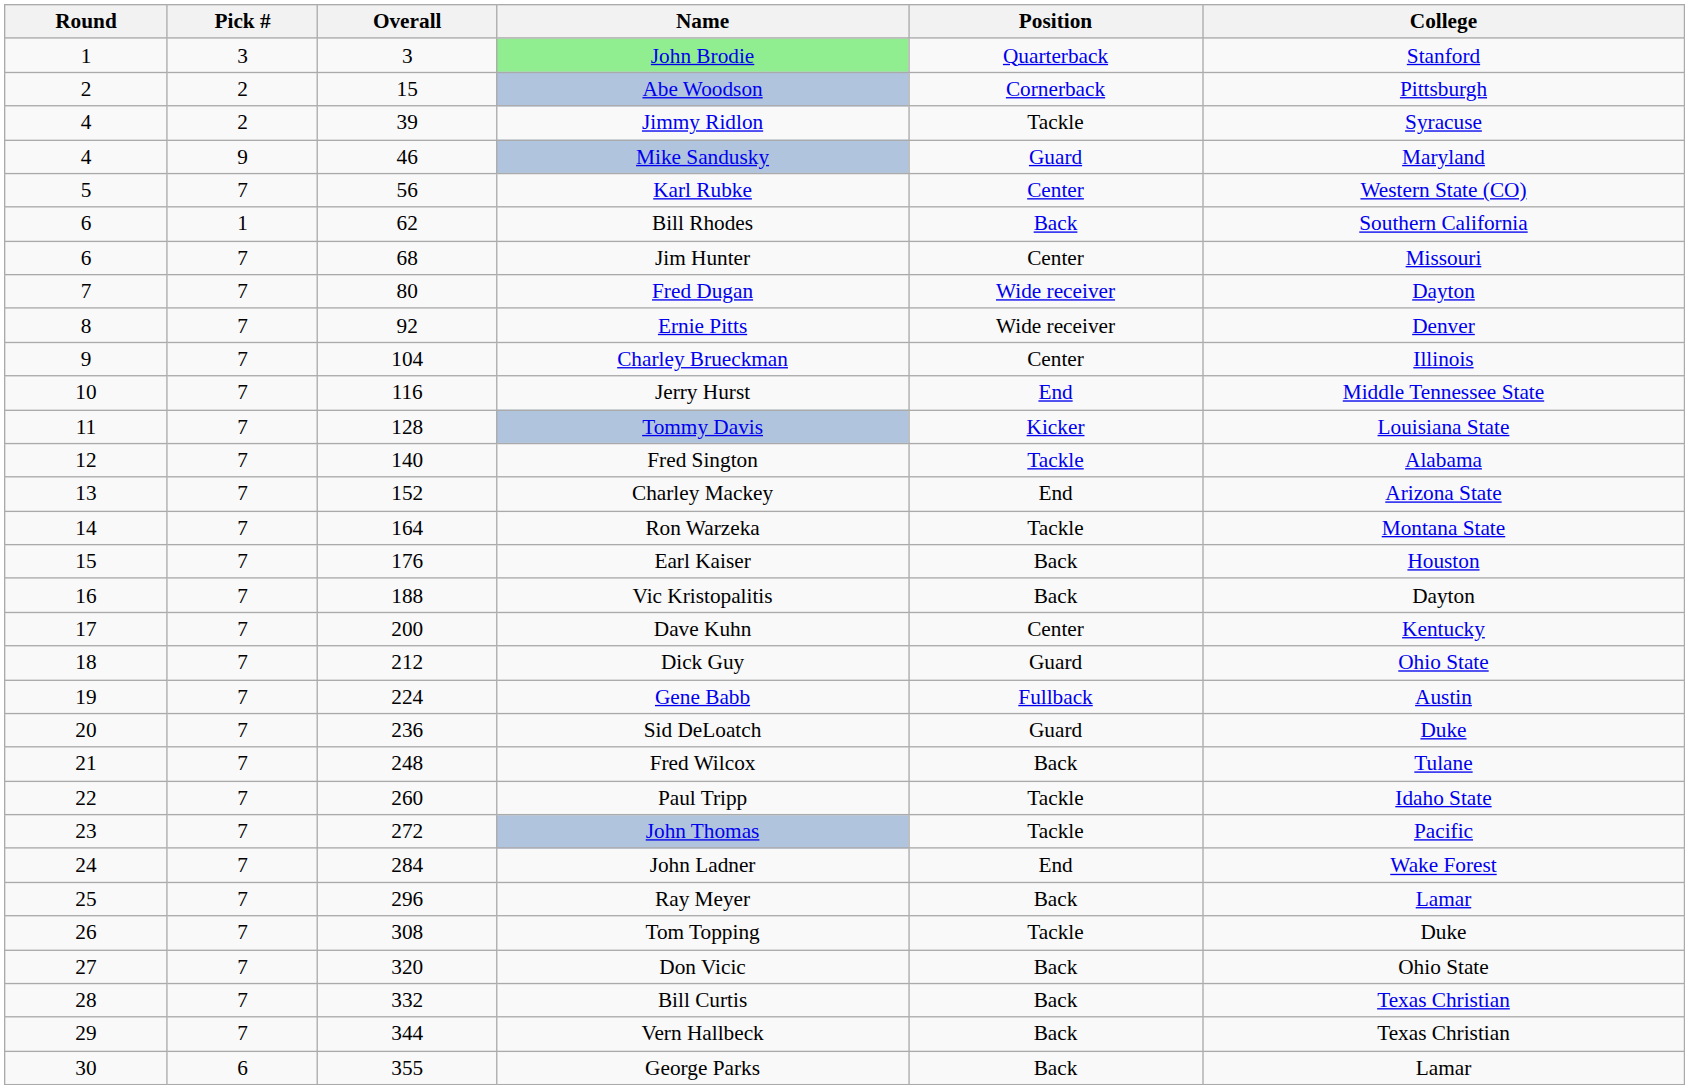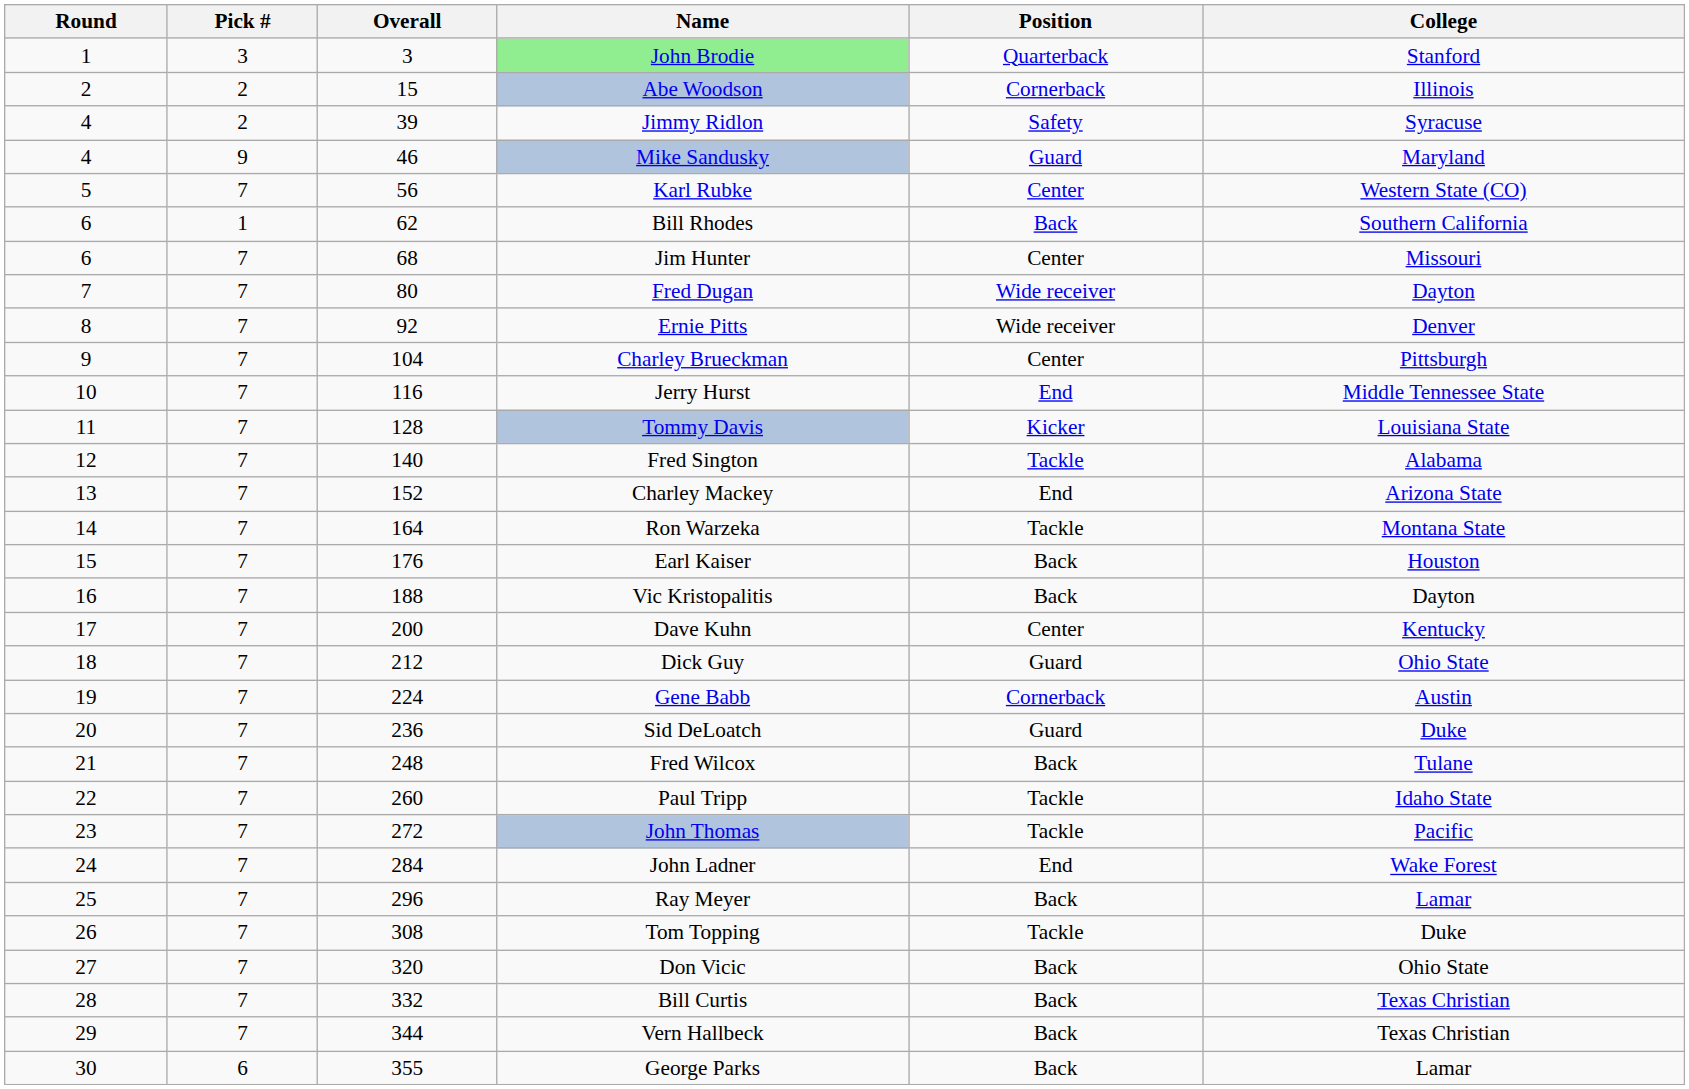(1443, 88) Pittsburgh -> (1443, 88) Illinois
(1056, 122) Tackle -> (1056, 122) Safety
(1443, 358) Illinois -> (1443, 358) Pittsburgh
(1056, 696) Fullback -> (1056, 696) Cornerback
